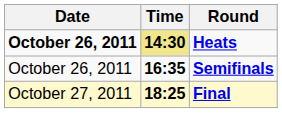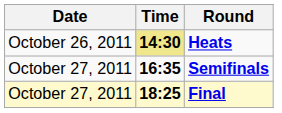(72, 42) bold -> (70, 42) normal
(70, 68) October 26, 2011 -> (70, 68) October 27, 2011
